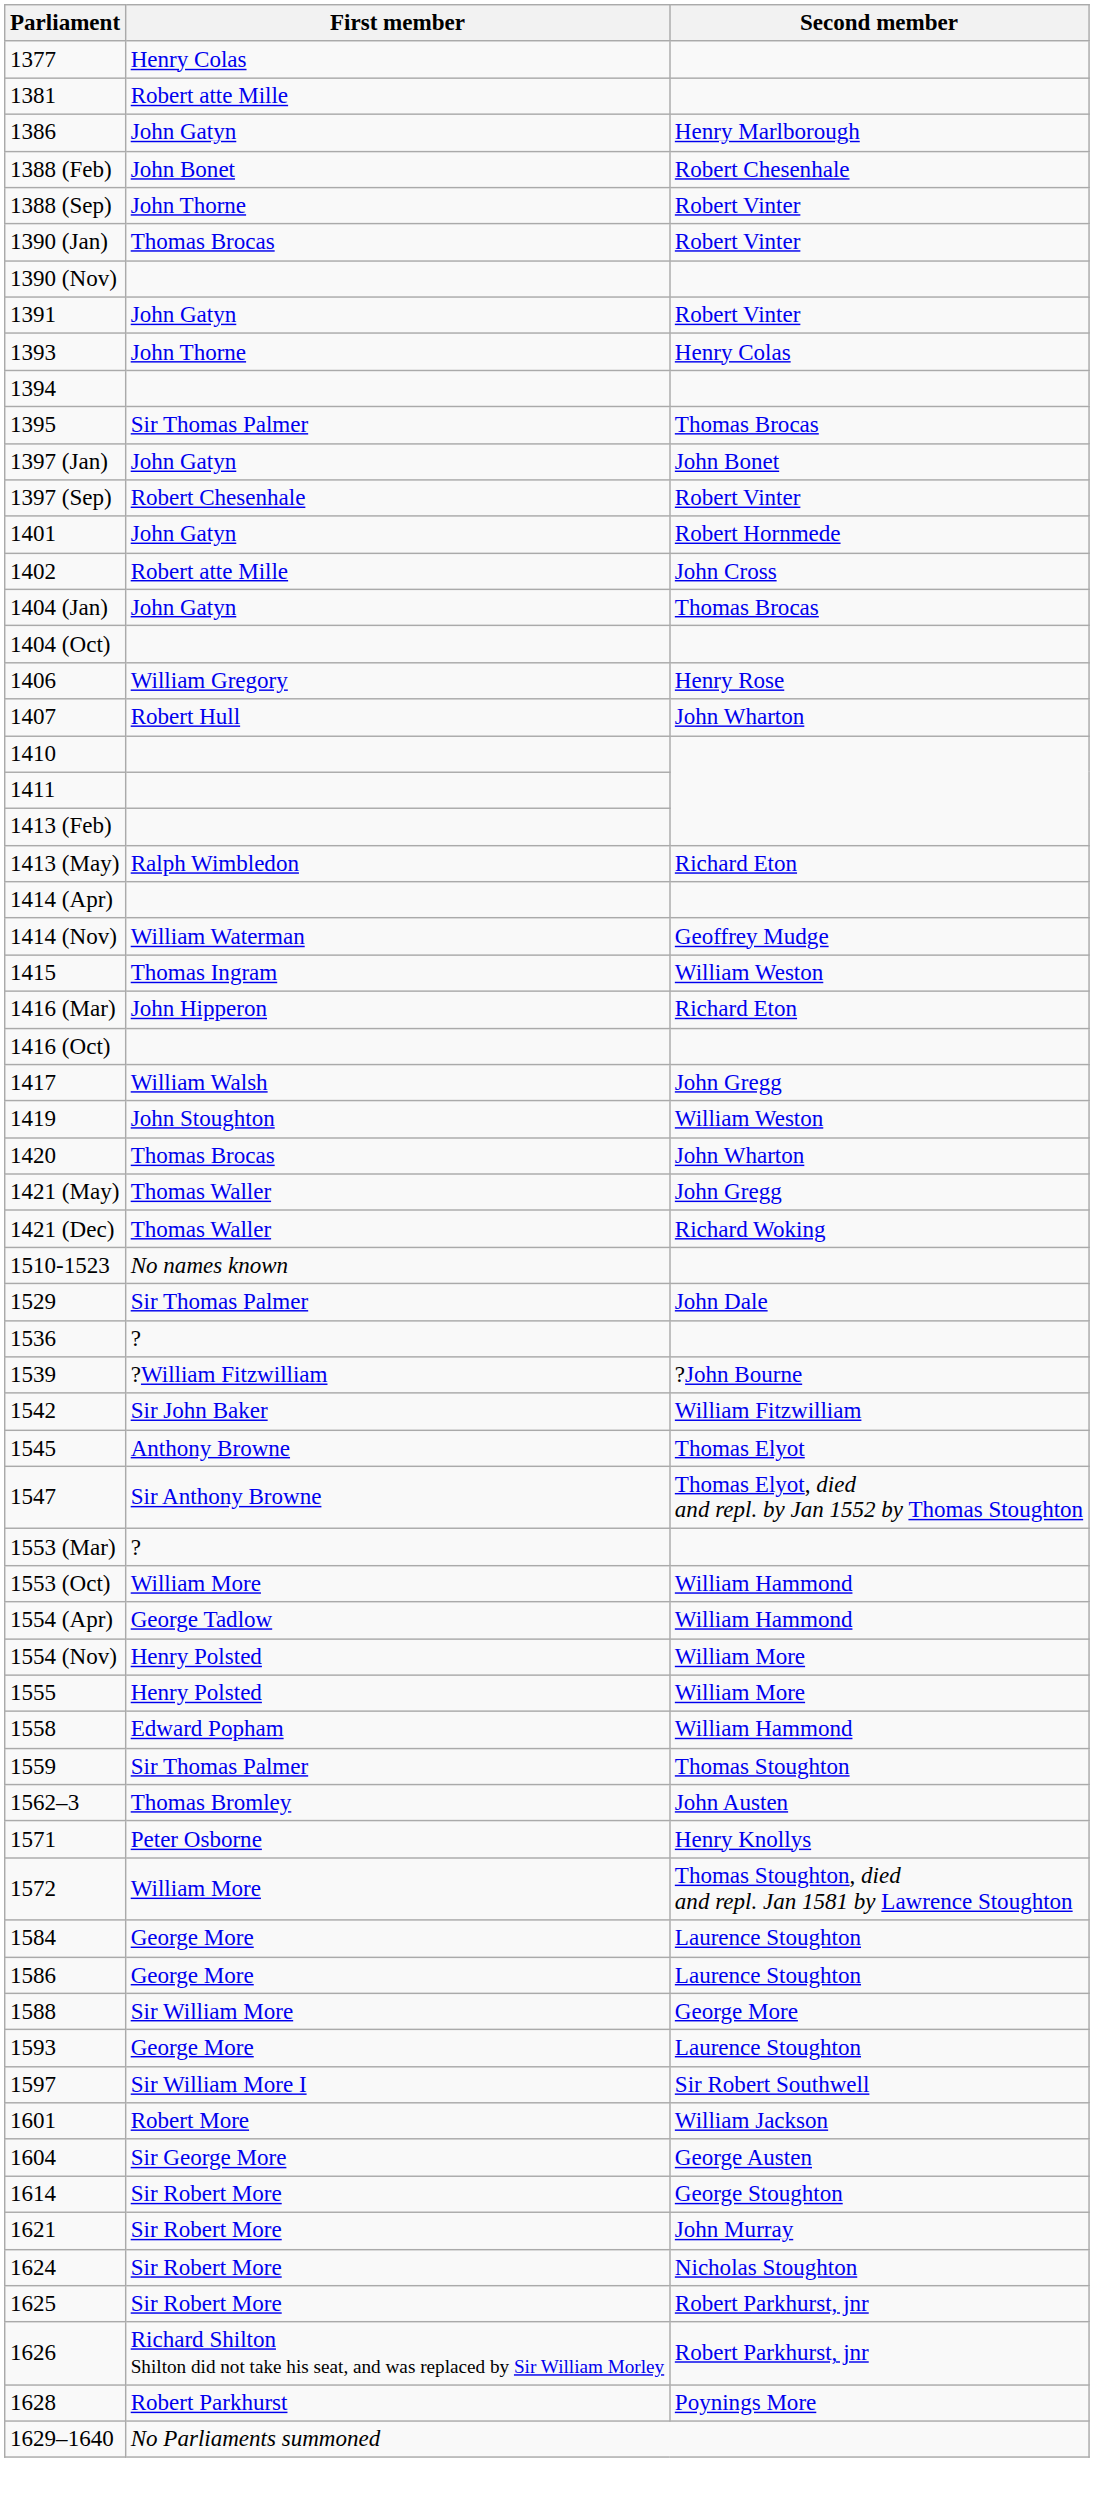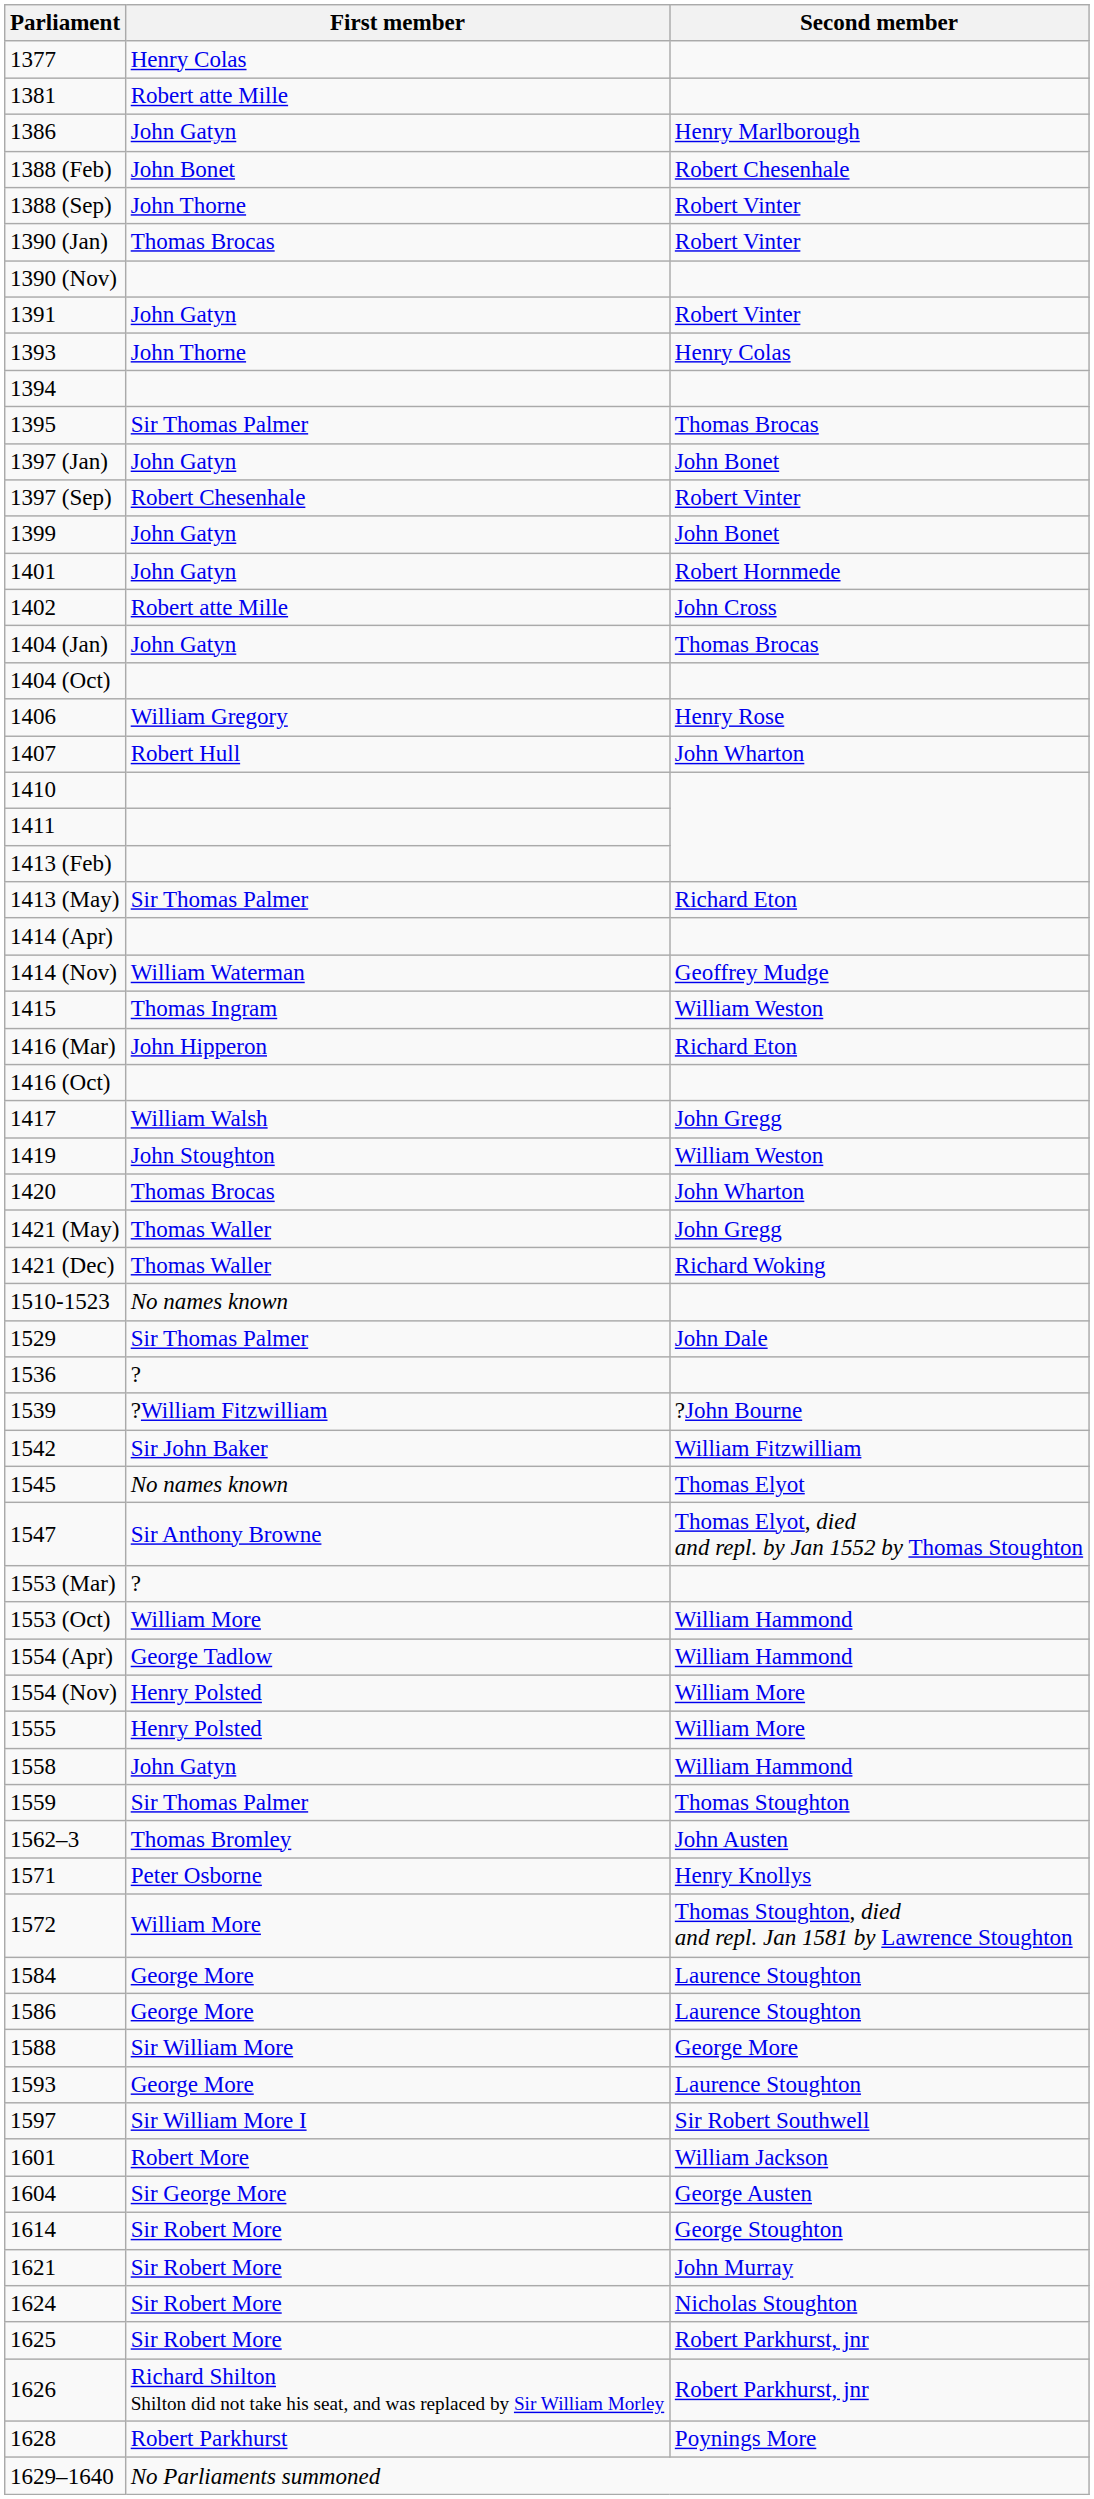+ row: (33, 534)
(215, 863) Ralph Wimbledon -> (219, 899) Sir Thomas Palmer
(210, 1447) Anthony Browne -> (209, 1484) No names known
(207, 1729) Edward Popham -> (183, 1766) John Gatyn
